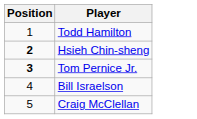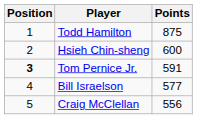+ column: (172, 13)
(30, 50) bold -> (30, 50) normal
